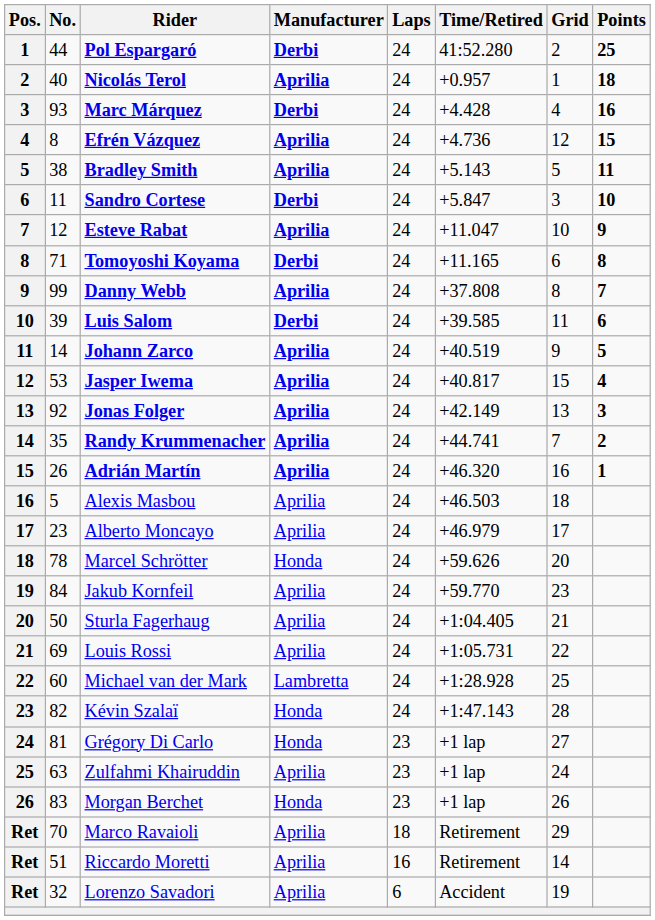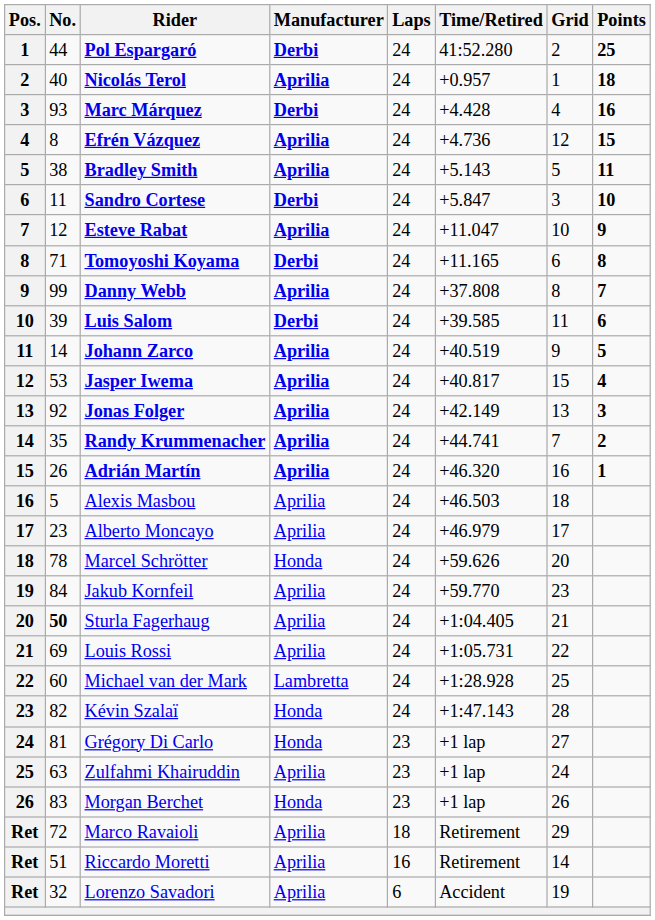(58, 621) normal -> (58, 621) bold
(58, 831) 70 -> (58, 831) 72
